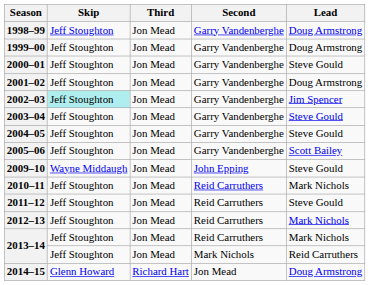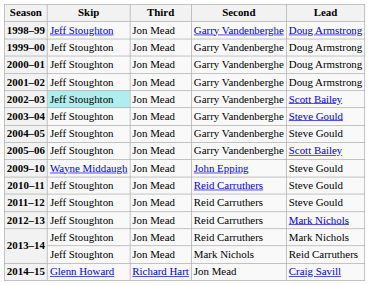(316, 64) Steve Gould -> (326, 64) Doug Armstrong
(316, 99) Jim Spencer -> (316, 99) Scott Bailey
(319, 185) Mark Nichols -> (316, 185) Steve Gould
(326, 271) Doug Armstrong -> (315, 271) Craig Savill
